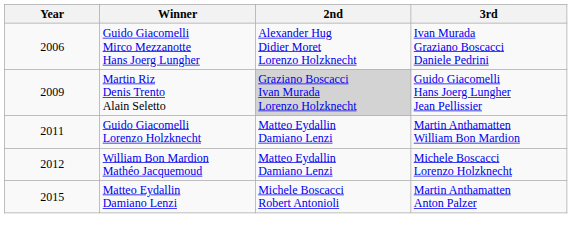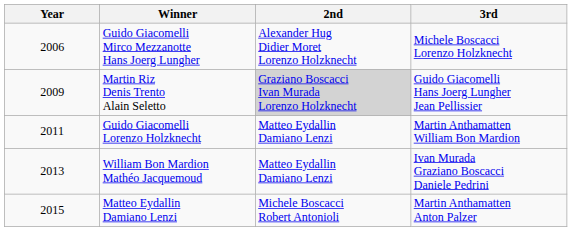(459, 46) Ivan Murada Graziano Boscacci Daniele Pedrini -> (463, 46) Michele Boscacci Lorenzo Holzknecht
(52, 164) 2012 -> (52, 171) 2013
(463, 164) Michele Boscacci Lorenzo Holzknecht -> (459, 171) Ivan Murada Graziano Boscacci Daniele Pedrini
